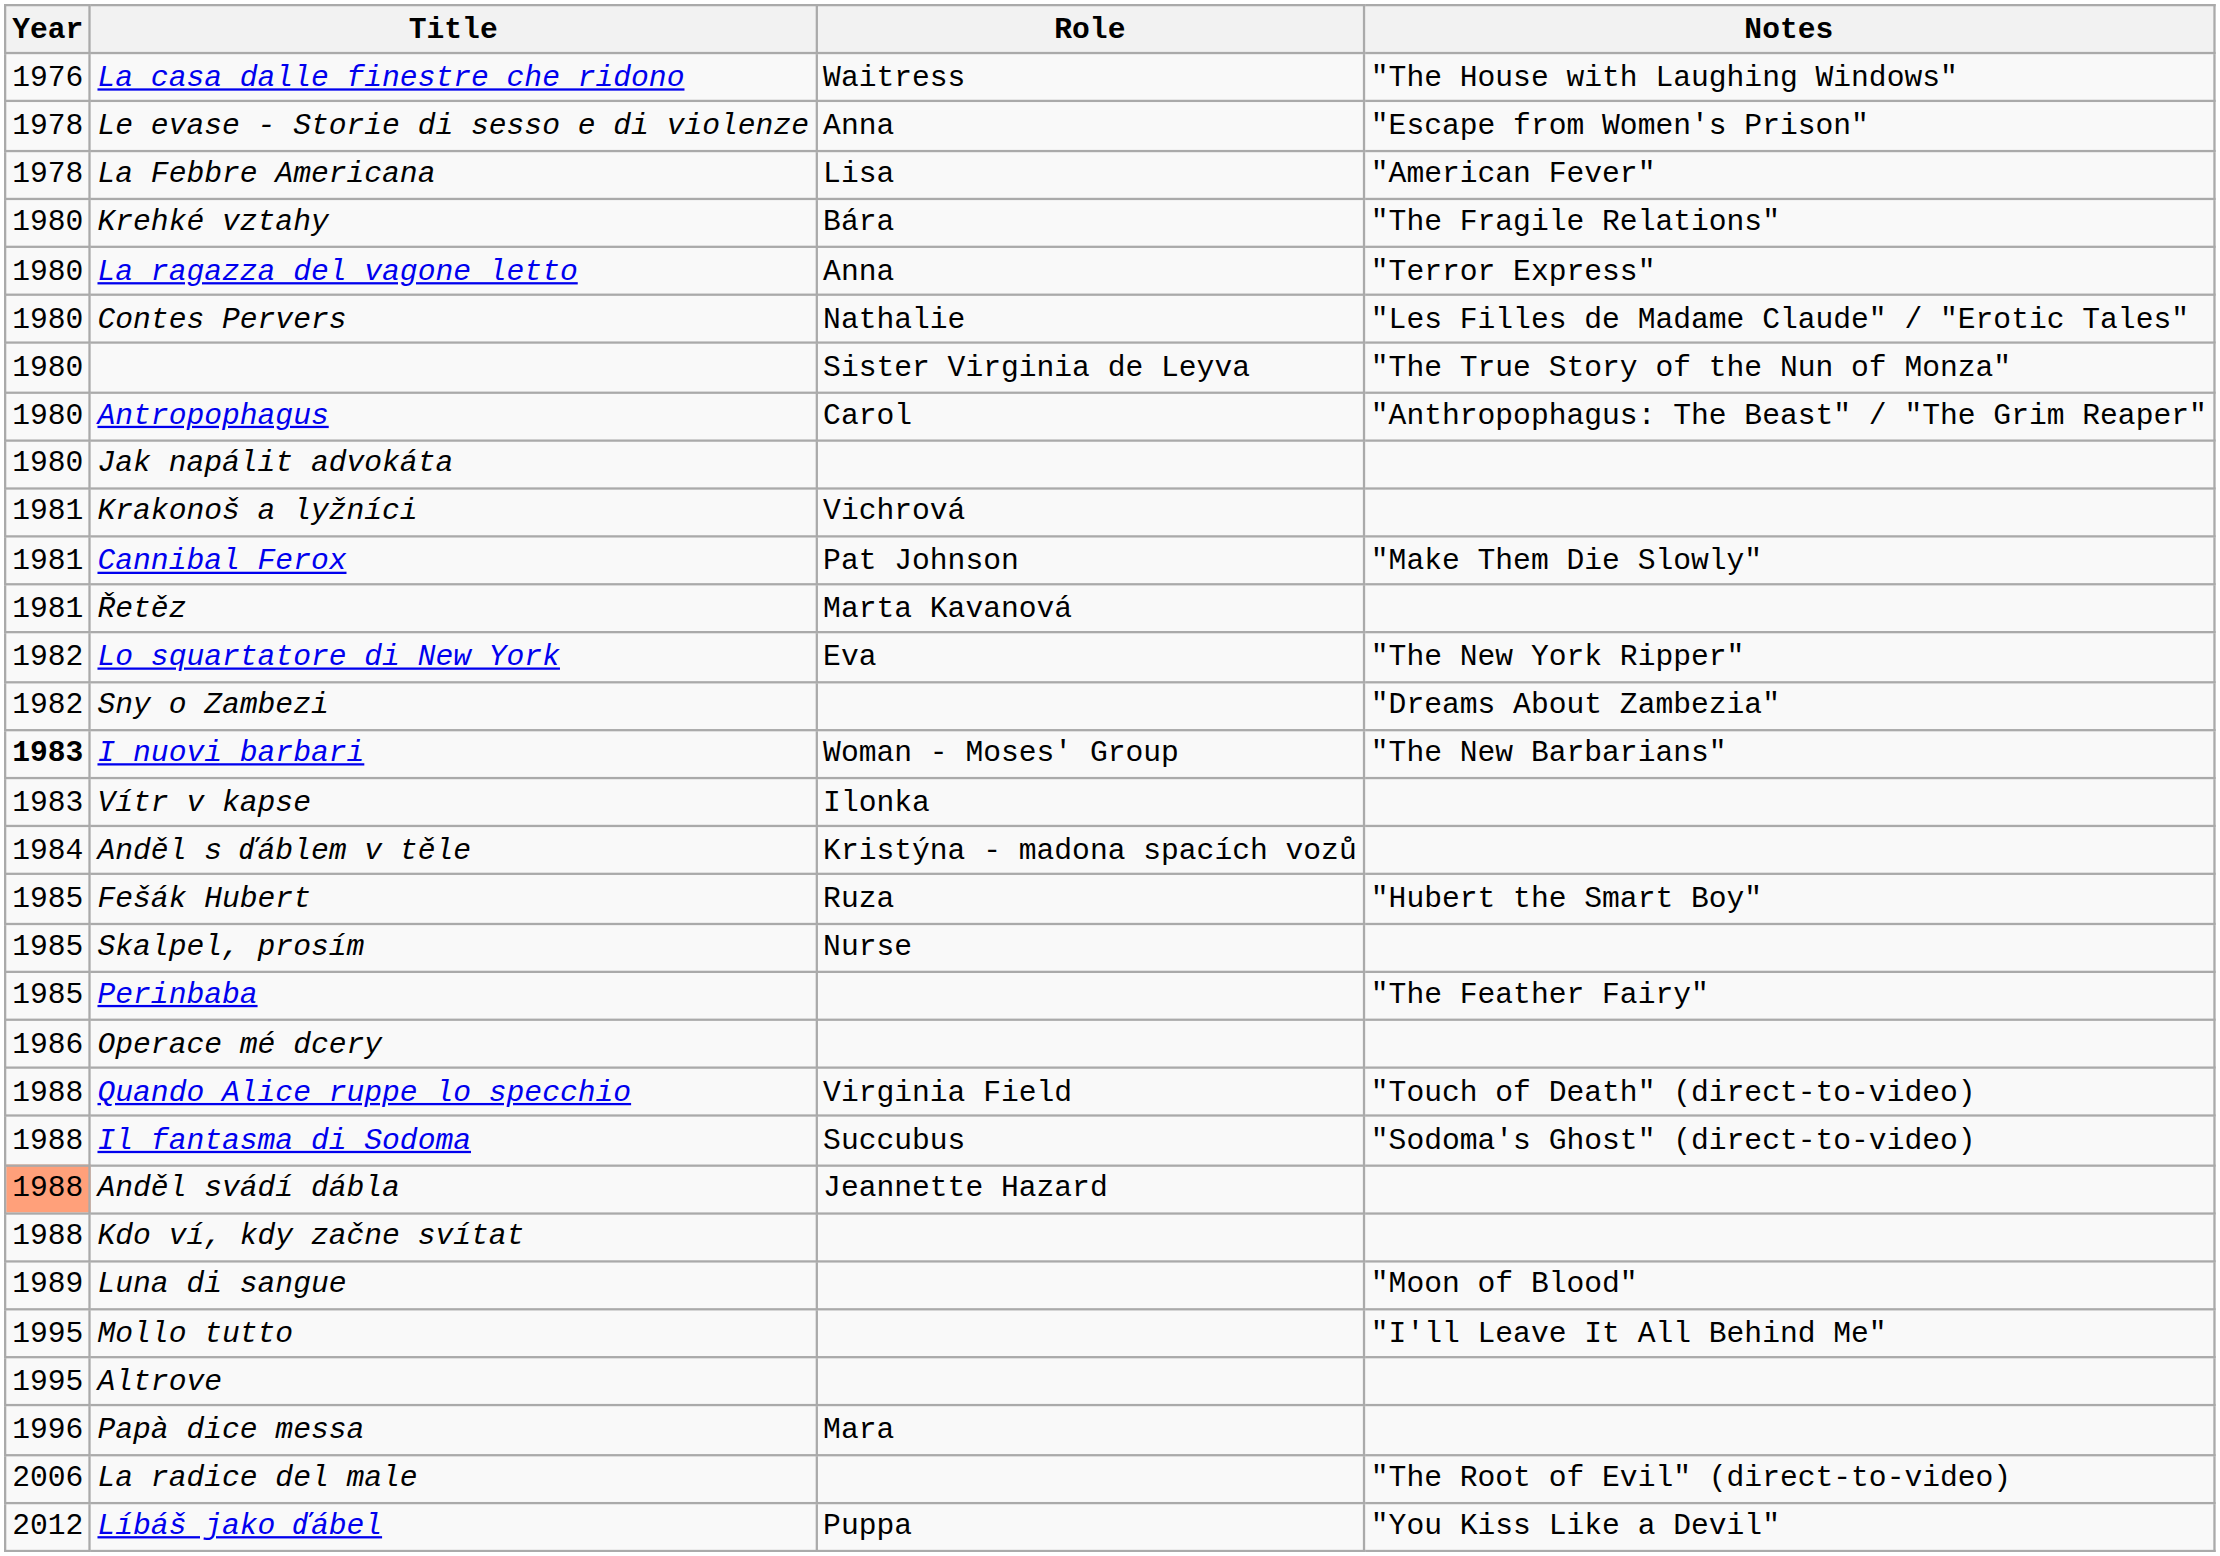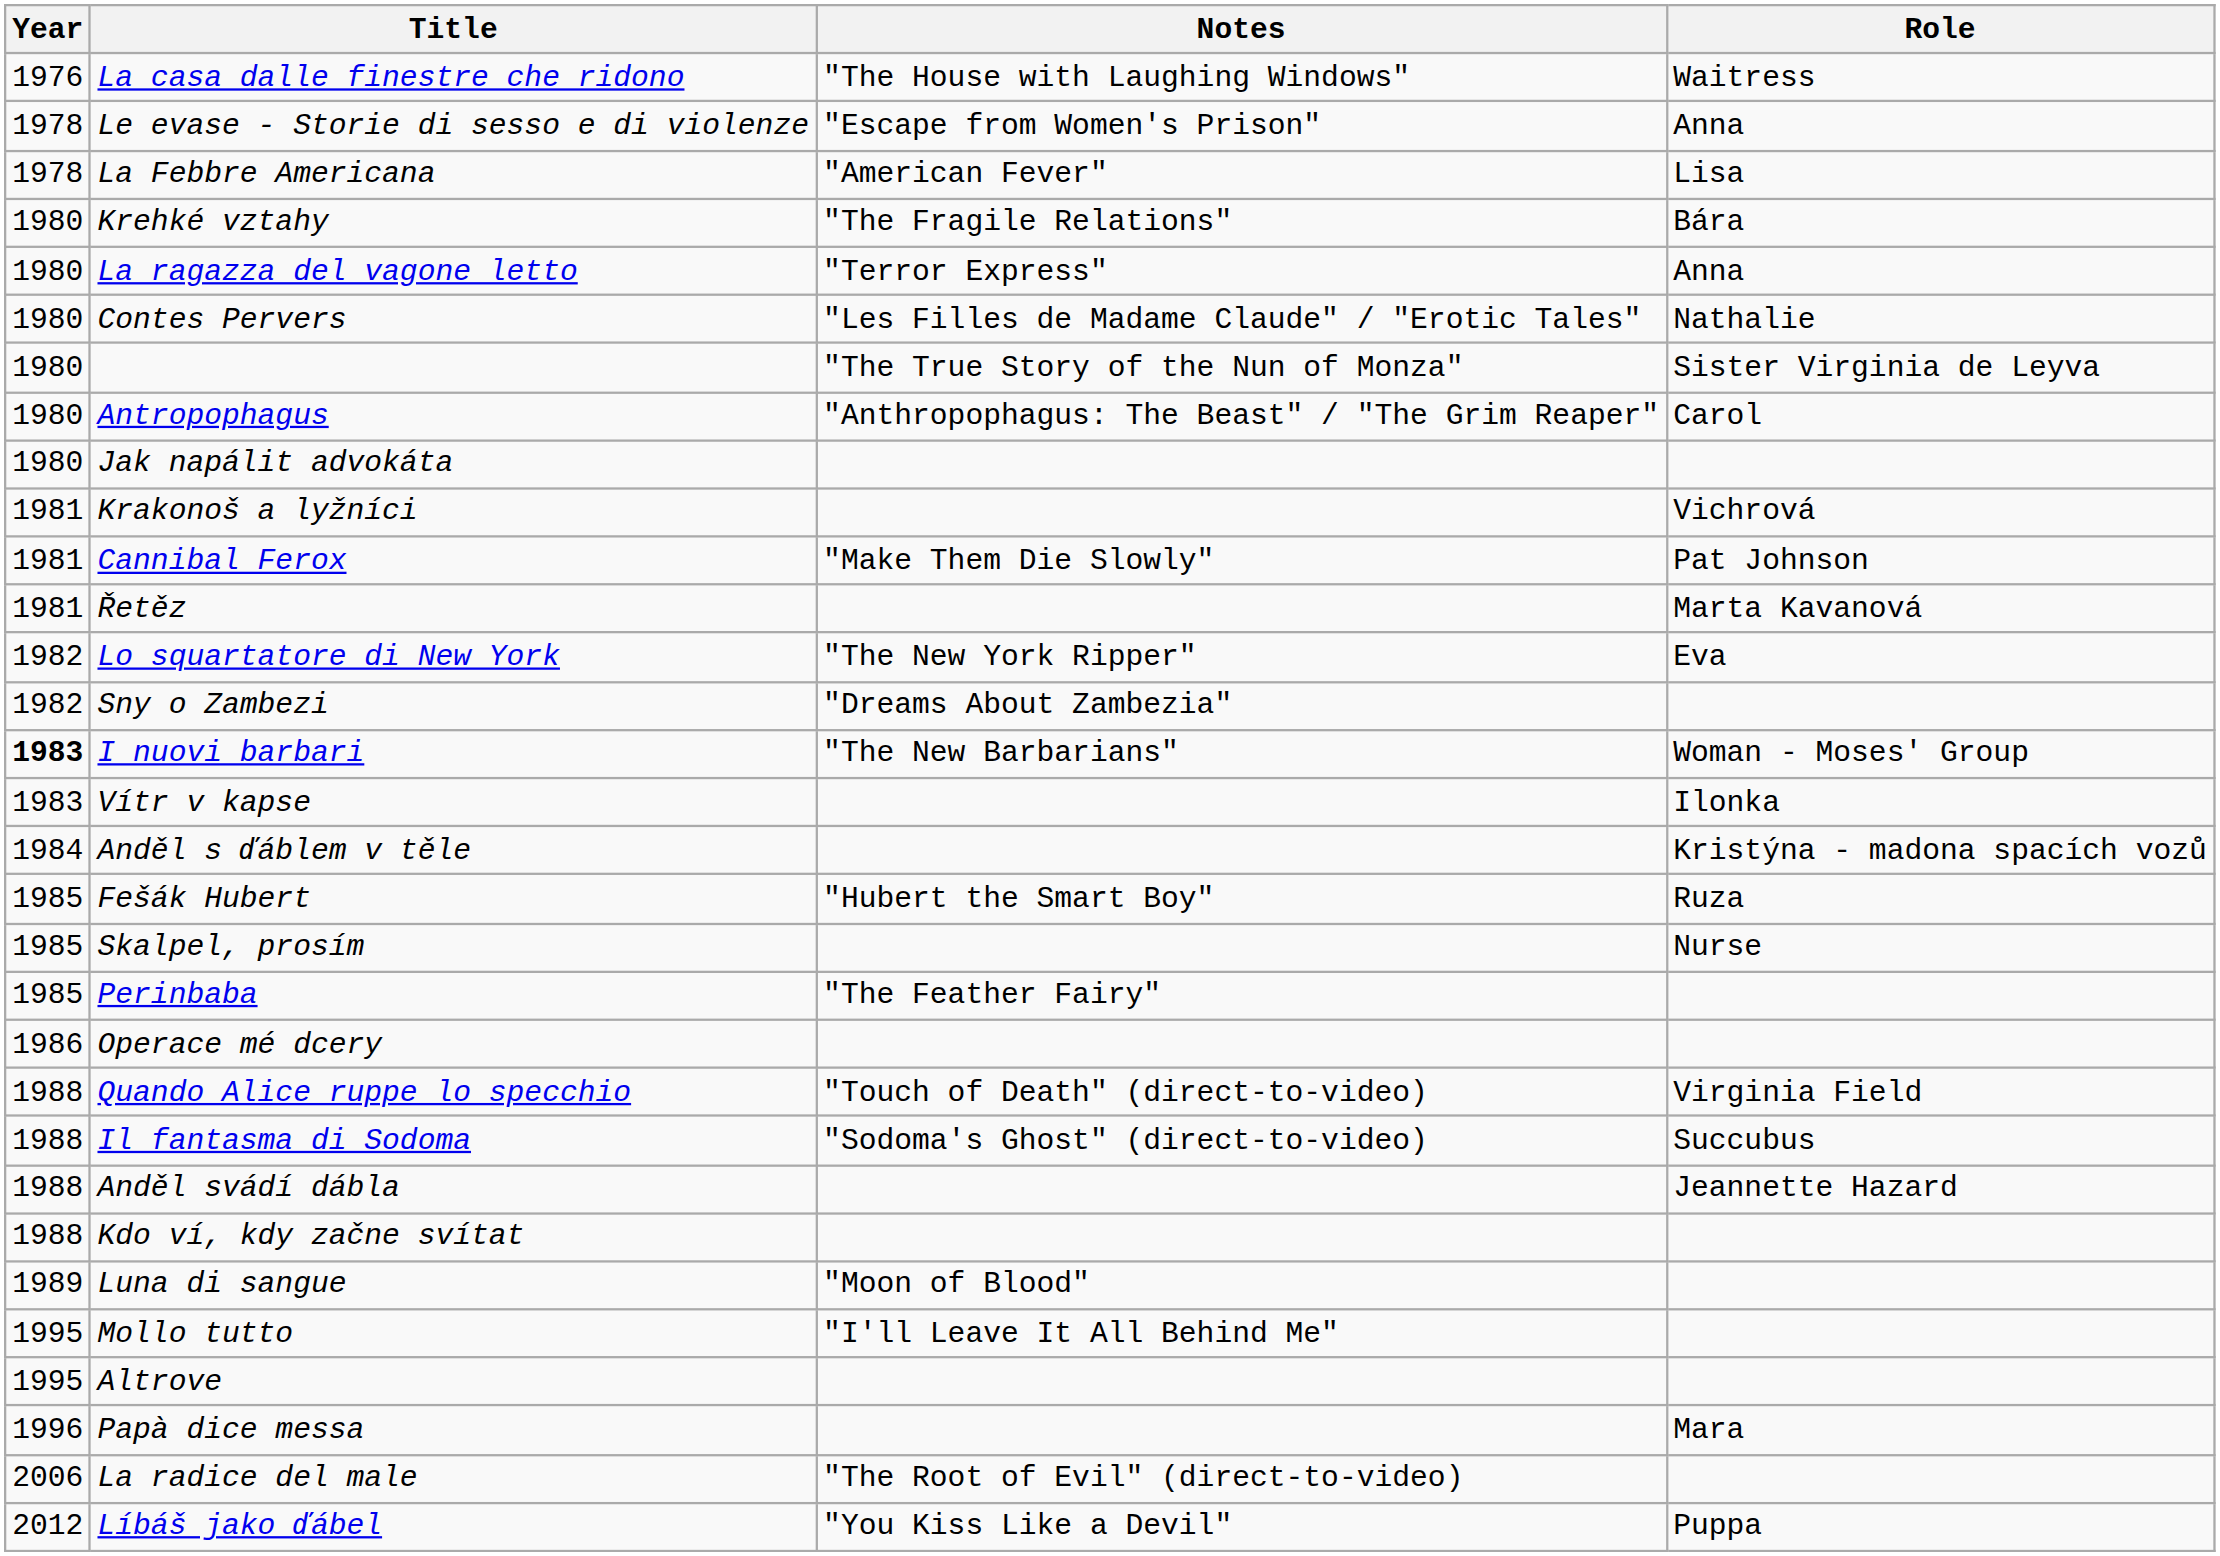columns swapped: (1090, 29) <-> (1789, 29)
(48, 1189) lightsalmon background -> (48, 1189) no background
